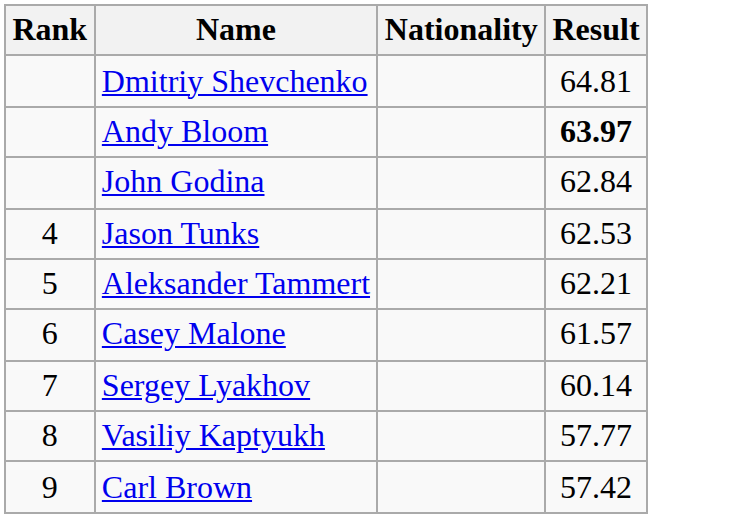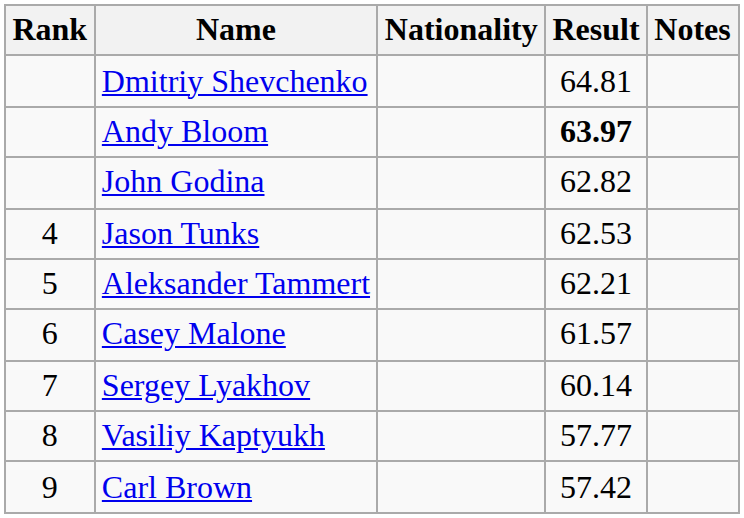+ column: (693, 29)
(596, 182) 62.84 -> (596, 182) 62.82
